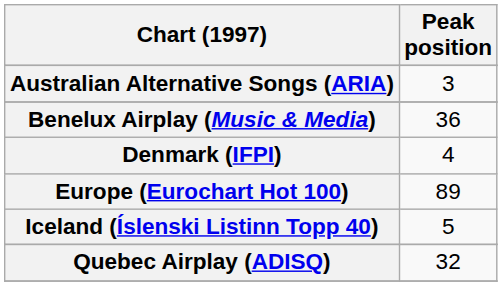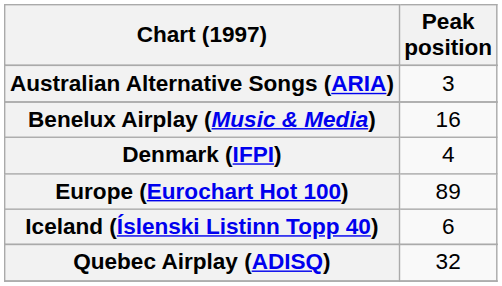(448, 119) 36 -> (448, 119) 16
(448, 226) 5 -> (448, 226) 6
